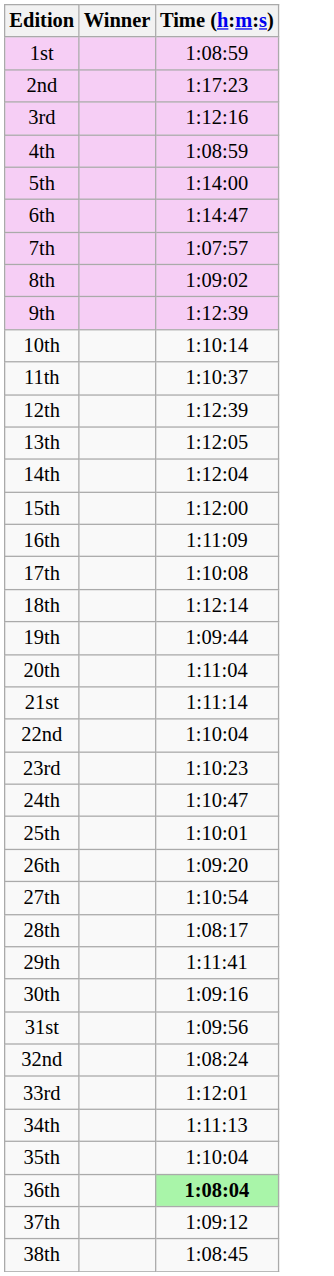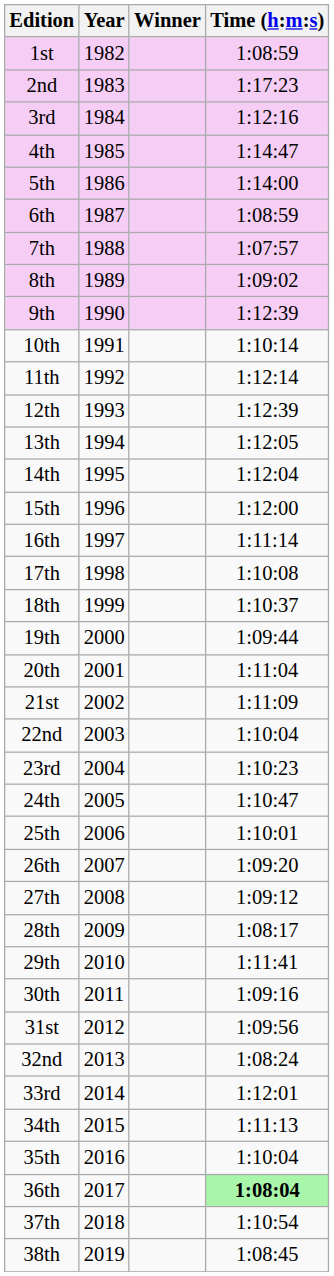+ column: (104, 20)
(217, 150) 1:08:59 -> (267, 150) 1:14:47
(217, 215) 1:14:47 -> (267, 215) 1:08:59
(217, 378) 1:10:37 -> (267, 378) 1:12:14
(217, 540) 1:11:09 -> (267, 540) 1:11:14
(217, 605) 1:12:14 -> (267, 605) 1:10:37
(217, 702) 1:11:14 -> (267, 702) 1:11:09
(217, 897) 1:10:54 -> (267, 897) 1:09:12
(217, 1222) 1:09:12 -> (267, 1222) 1:10:54
